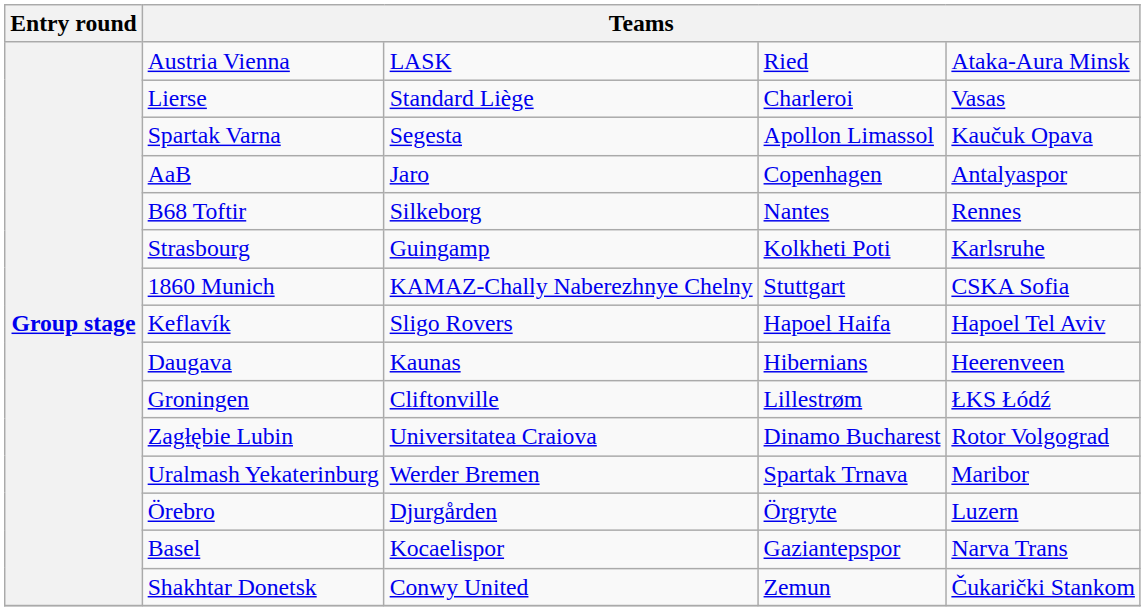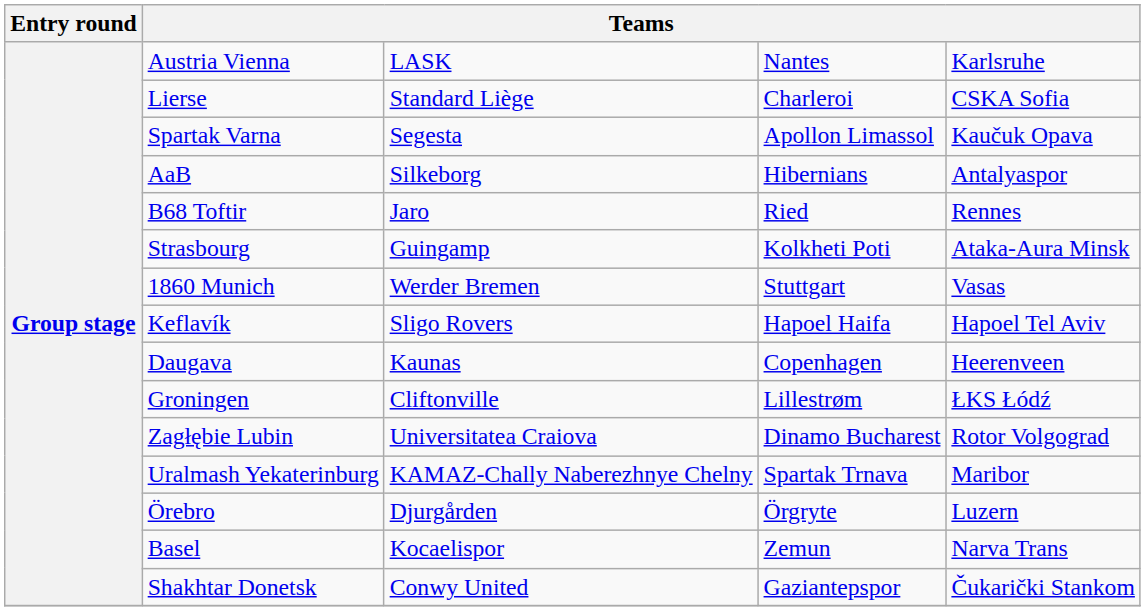(786, 60) Ried -> (796, 60) Nantes
(1040, 60) Ataka-Aura Minsk -> (998, 60) Karlsruhe
(978, 98) Vasas -> (1010, 98) CSKA Sofia
(409, 173) Jaro -> (435, 173) Silkeborg
(823, 173) Copenhagen -> (816, 173) Hibernians
(435, 211) Silkeborg -> (409, 211) Jaro
(796, 211) Nantes -> (786, 211) Ried
(998, 248) Karlsruhe -> (1040, 248) Ataka-Aura Minsk
(571, 286) KAMAZ-Chally Naberezhnye Chelny -> (465, 286) Werder Bremen
(1010, 286) CSKA Sofia -> (978, 286) Vasas
(816, 361) Hibernians -> (823, 361) Copenhagen
(465, 473) Werder Bremen -> (571, 473) KAMAZ-Chally Naberezhnye Chelny
(832, 549) Gaziantepspor -> (797, 549) Zemun
(797, 586) Zemun -> (832, 586) Gaziantepspor
